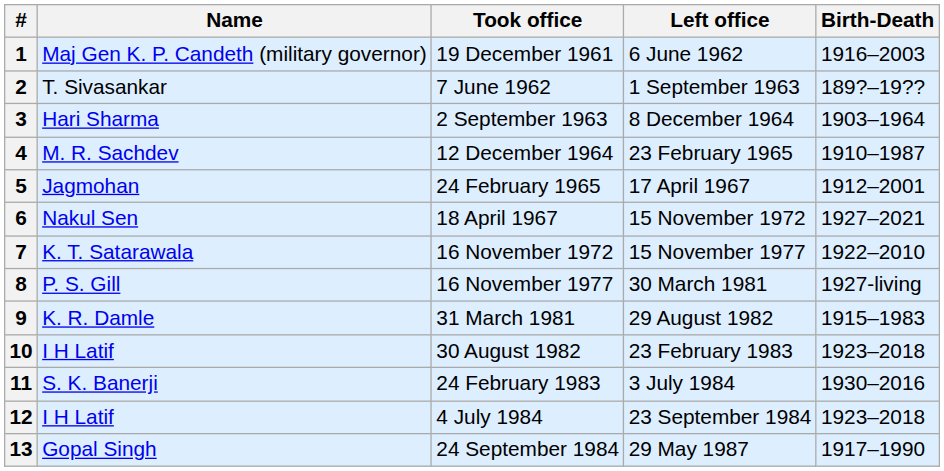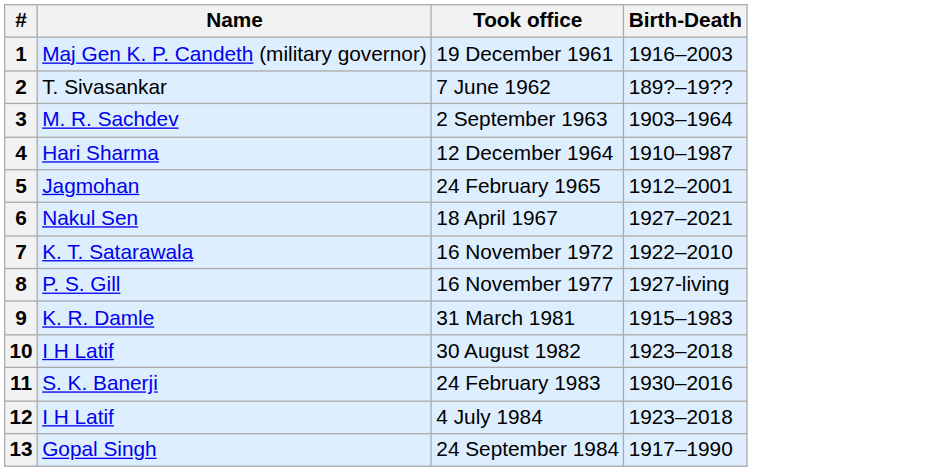- column: (720, 20)
(101, 119) Hari Sharma -> (110, 119) M. R. Sachdev
(110, 152) M. R. Sachdev -> (101, 152) Hari Sharma
